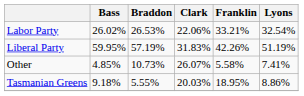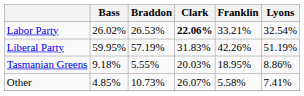(194, 30) normal -> (195, 30) bold
rows swapped: (47, 82) <-> (19, 64)
